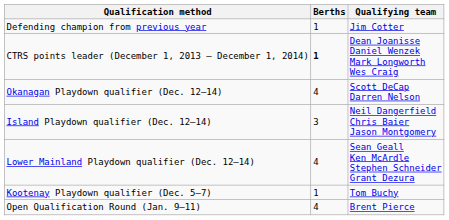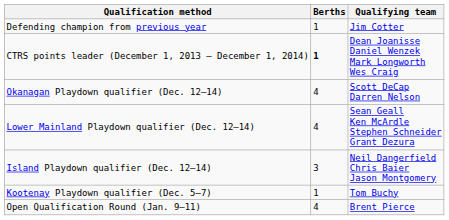rows swapped: (109, 122) <-> (131, 162)
